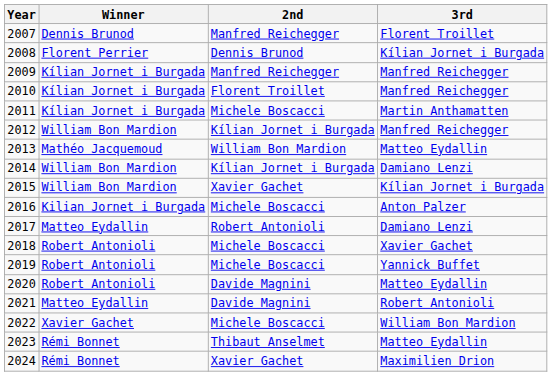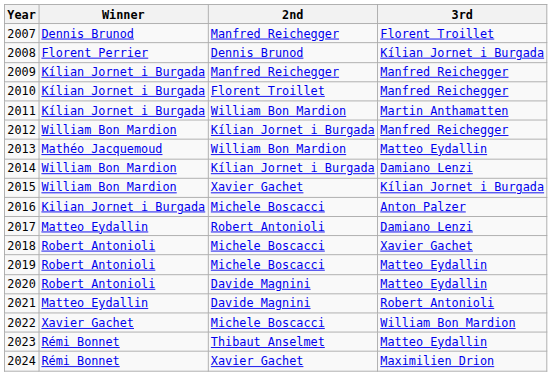(268, 110) Michele Boscacci -> (279, 110) William Bon Mardion
(430, 265) Yannick Buffet -> (434, 265) Matteo Eydallin
